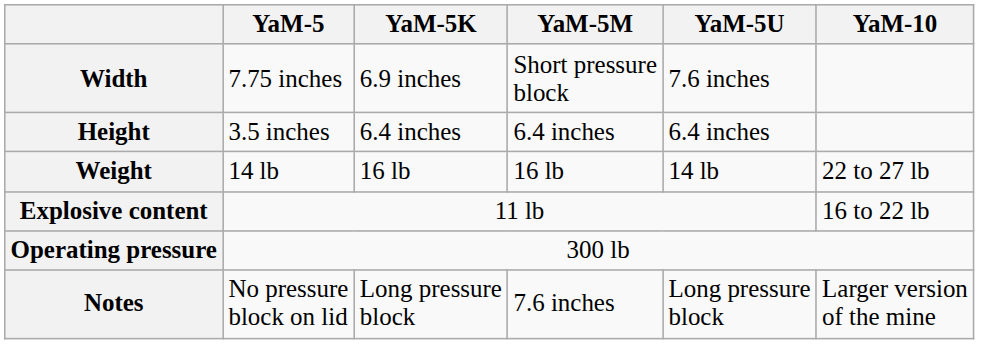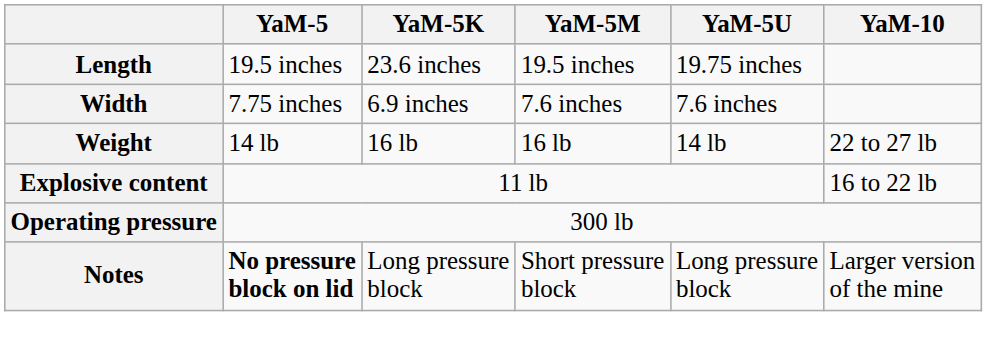+ row: (114, 63)
(585, 77) Short pressure block -> (571, 103) 7.6 inches
- row: (114, 131)
(288, 303) normal -> (292, 275) bold
(564, 303) 7.6 inches -> (593, 275) Short pressure block
